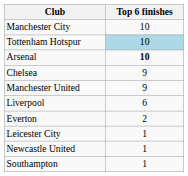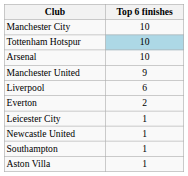(145, 57) bold -> (145, 57) normal
- row: (22, 73)
+ row: (28, 164)
